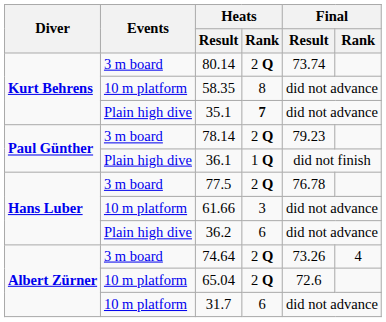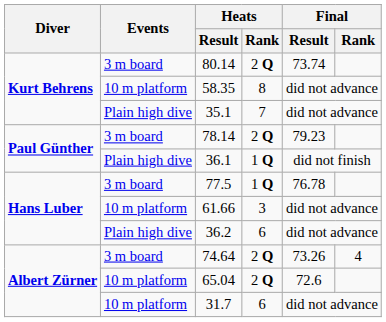(262, 112) bold -> (262, 112) normal
(262, 184) 2 Q -> (262, 184) 1 Q
